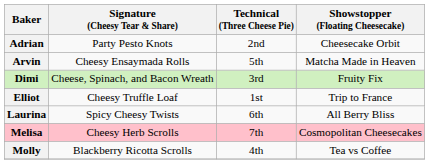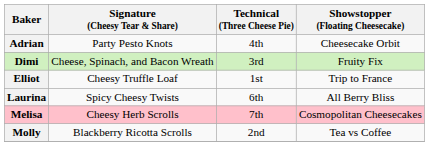(256, 43) 2nd -> (256, 43) 4th
- row: (27, 61)
(256, 150) 4th -> (256, 132) 2nd
